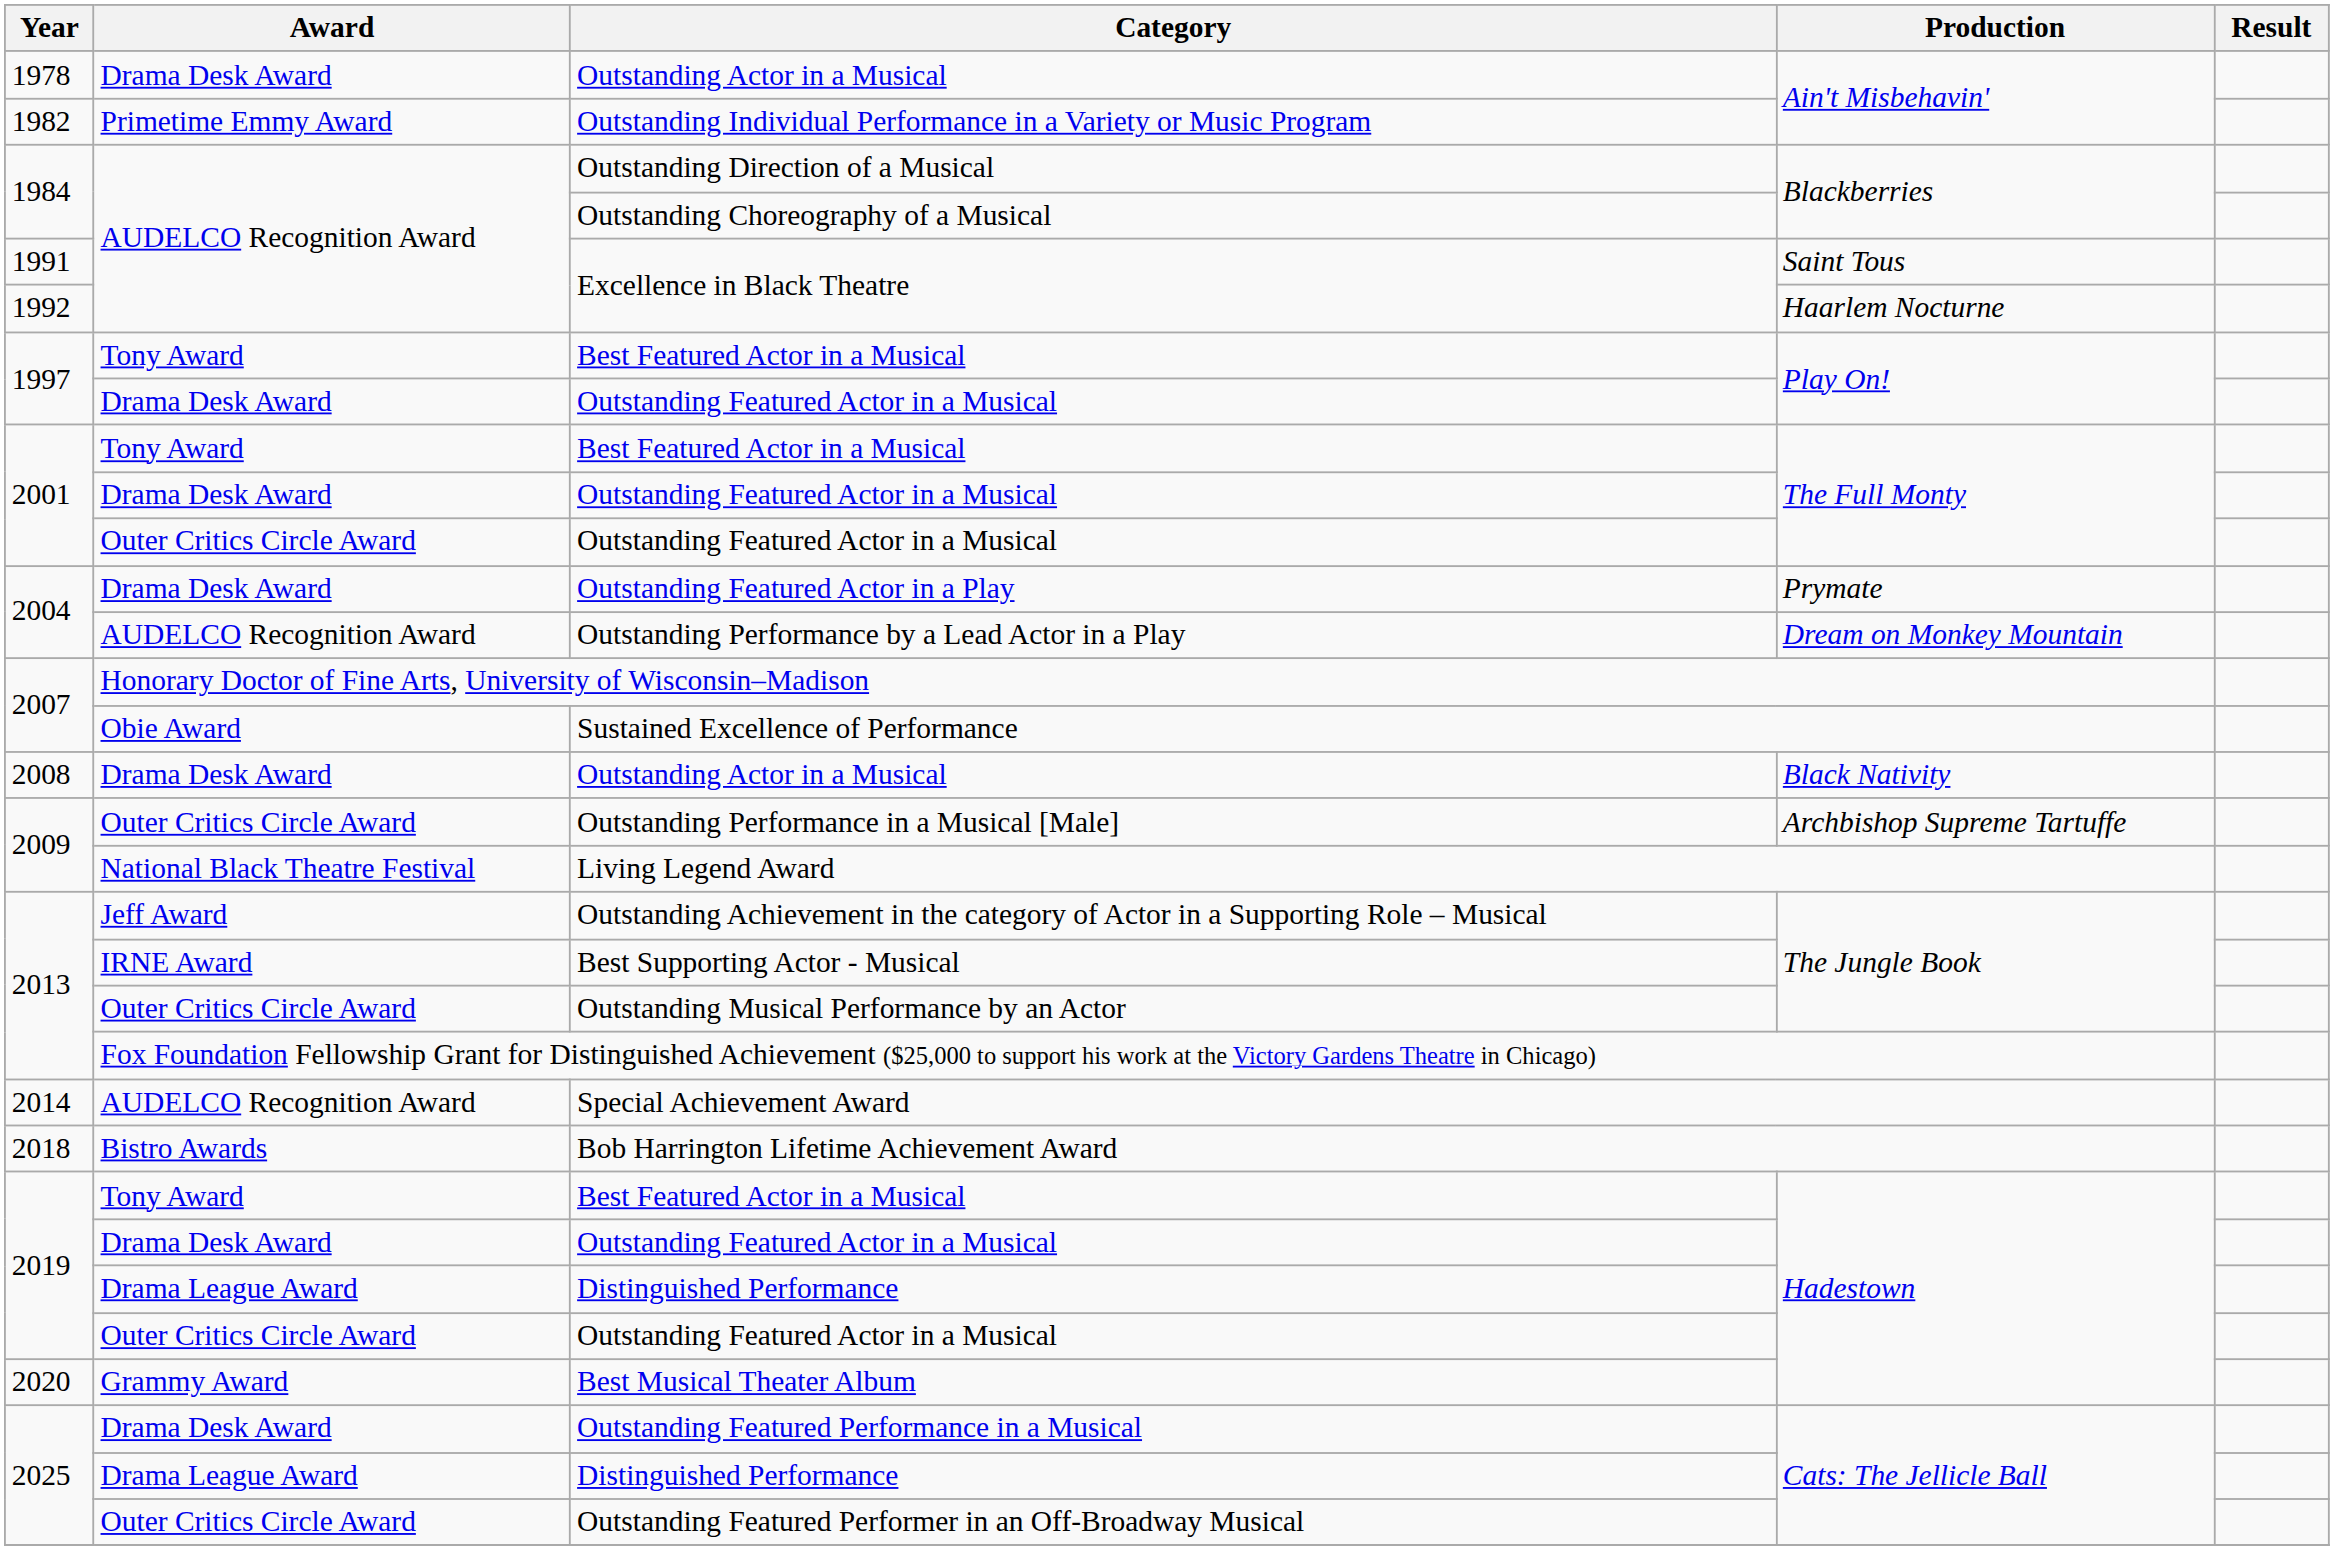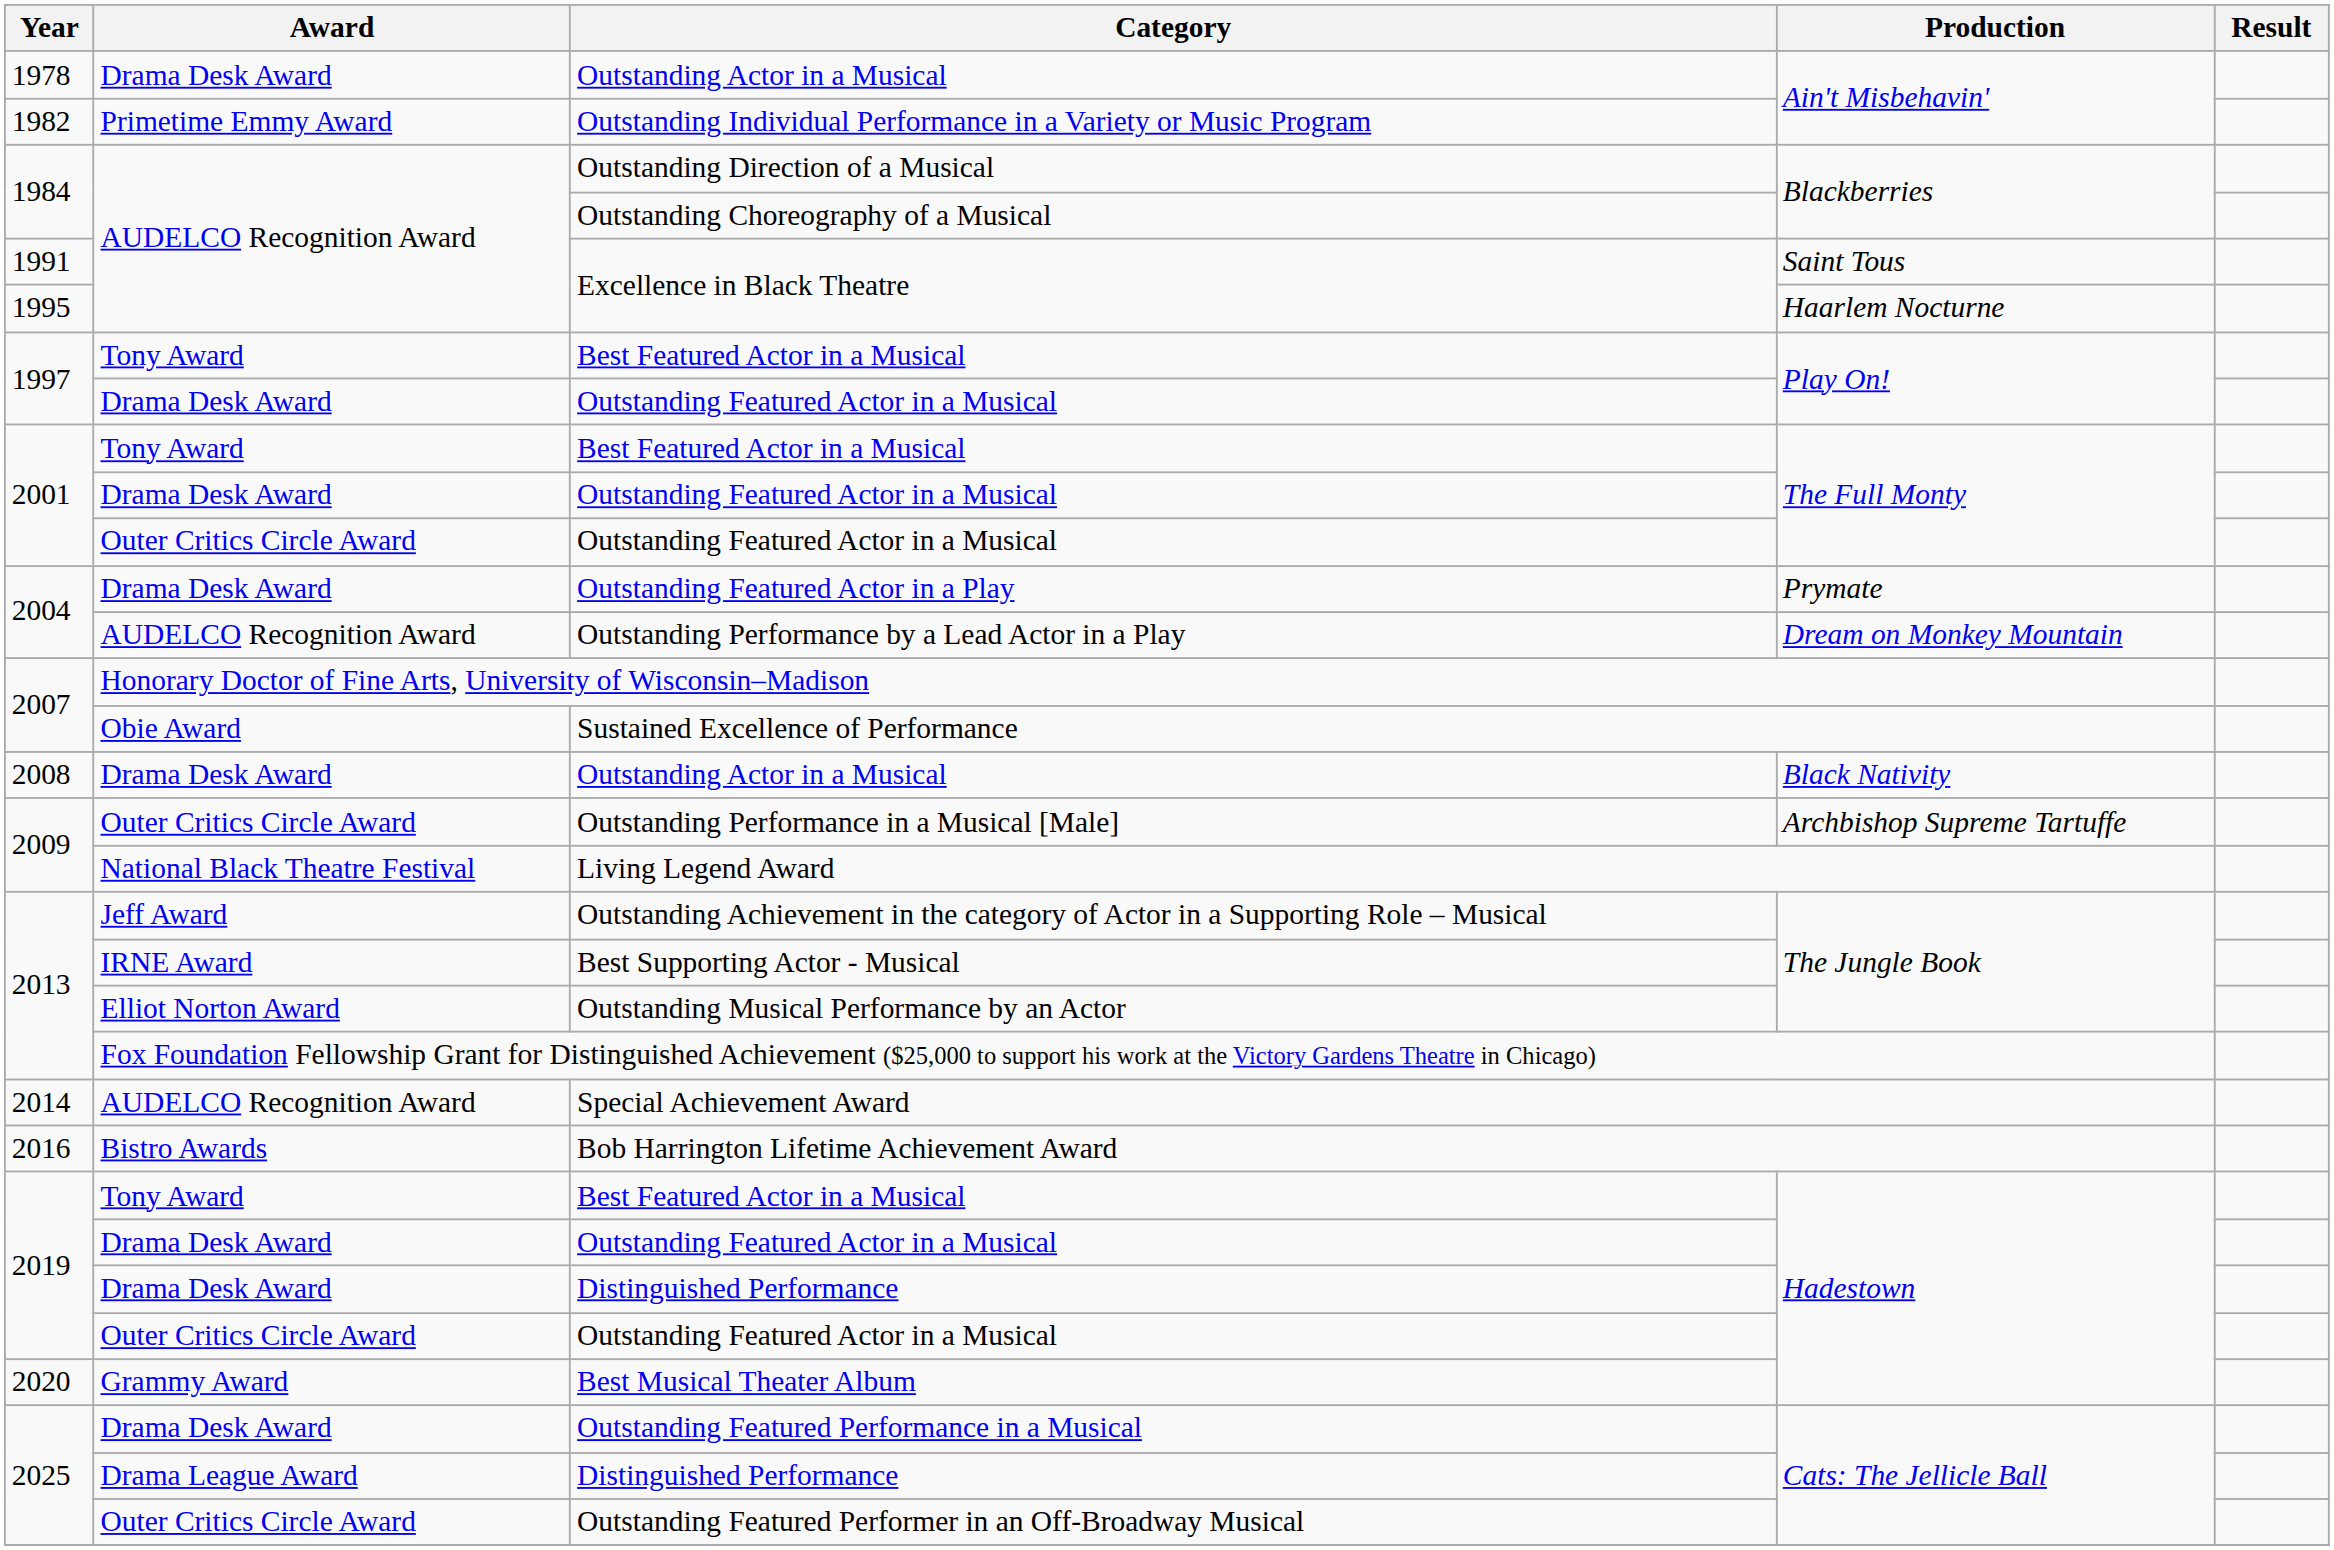(41, 307) 1992 -> (41, 307) 1995
(258, 1008) Outer Critics Circle Award -> (220, 1008) Elliot Norton Award
(41, 1148) 2018 -> (41, 1148) 2016
(229, 1288) Drama League Award -> (216, 1288) Drama Desk Award
